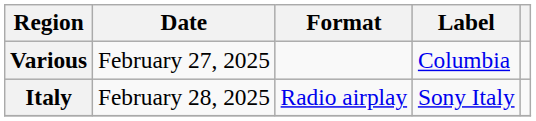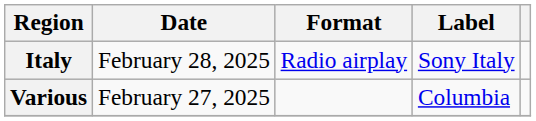rows swapped: (49, 60) <-> (49, 97)
